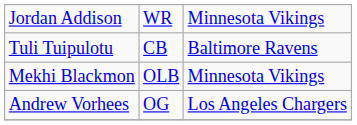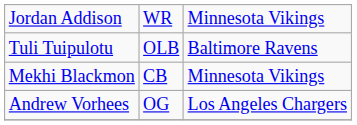(155, 47) CB -> (161, 47) OLB
(161, 76) OLB -> (155, 76) CB
